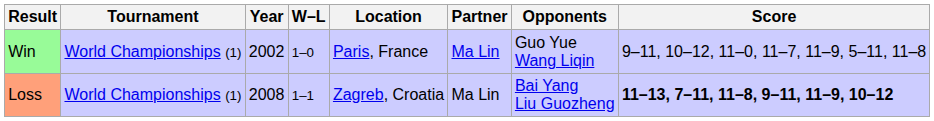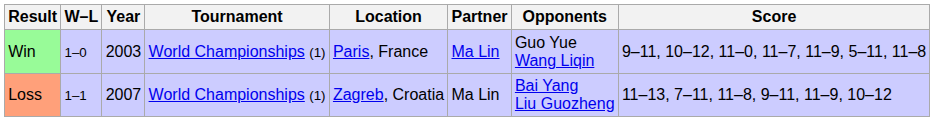columns swapped: (309, 17) <-> (153, 17)
(267, 51) 2002 -> (123, 51) 2003
(267, 94) 2008 -> (123, 94) 2007
(758, 94) bold -> (757, 94) normal
